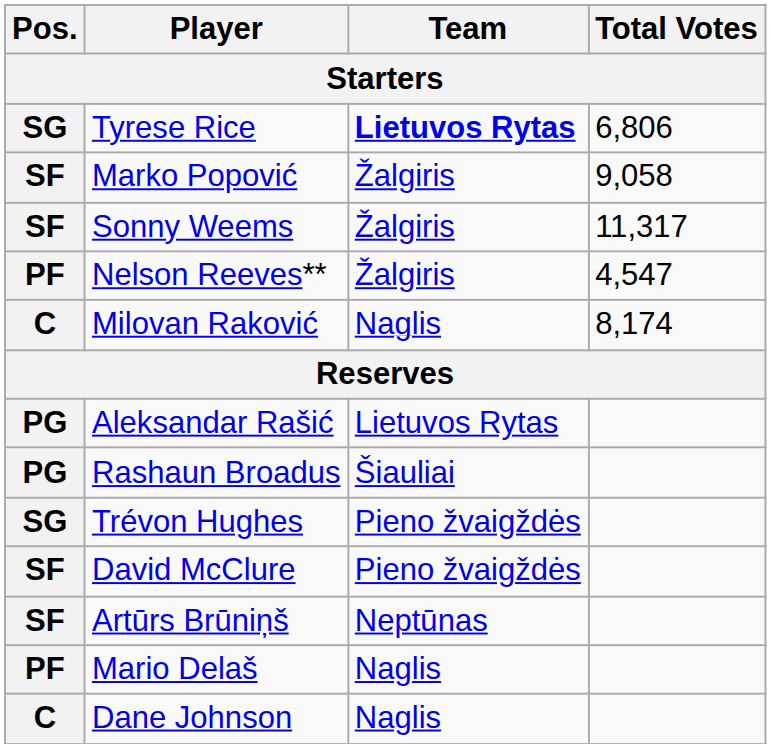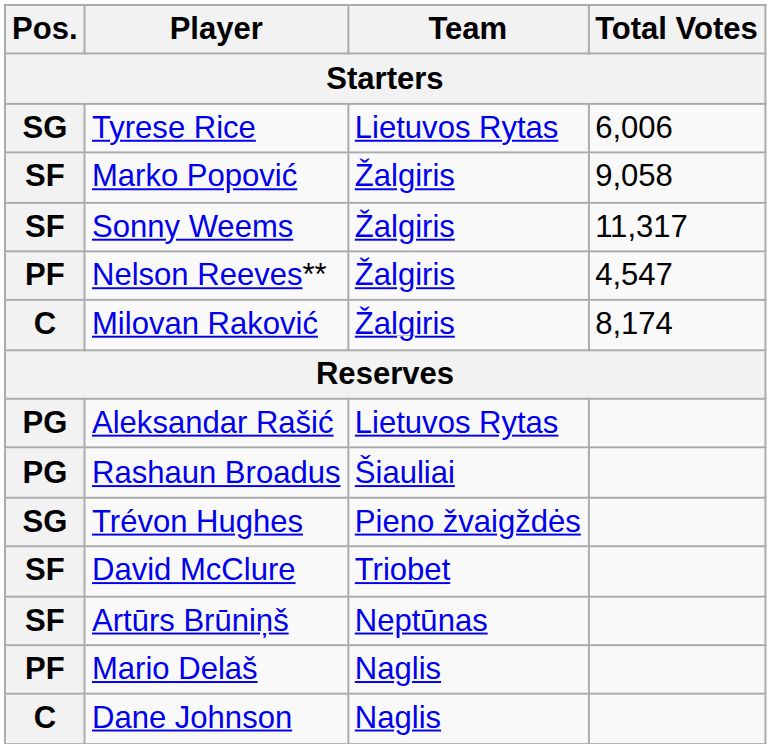(465, 127) bold -> (457, 127) normal
(634, 127) 6,806 -> (634, 127) 6,006
(398, 324) Naglis -> (405, 324) Žalgiris
(468, 570) Pieno žvaigždės -> (403, 570) Triobet
